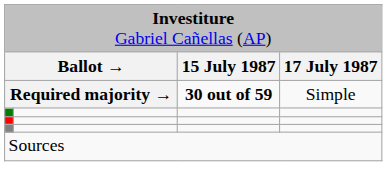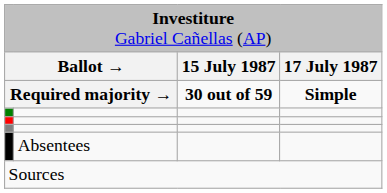(331, 94) normal -> (331, 94) bold
+ row: (9, 146)
